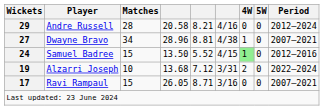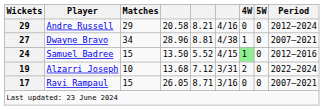(128, 26) 28 -> (128, 26) 29
